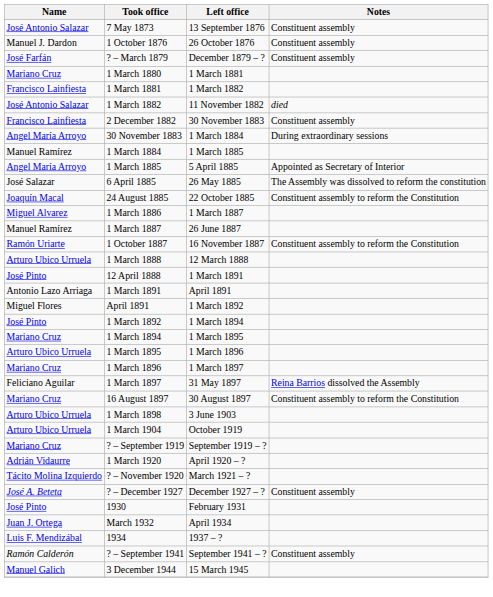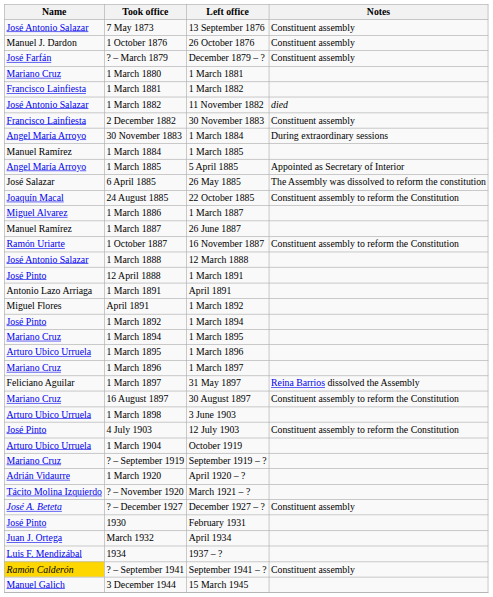(49, 259) Arturo Ubico Urruela -> (47, 259) José Antonio Salazar
+ row: (129, 430)
(40, 553) no background -> (40, 569) gold background
